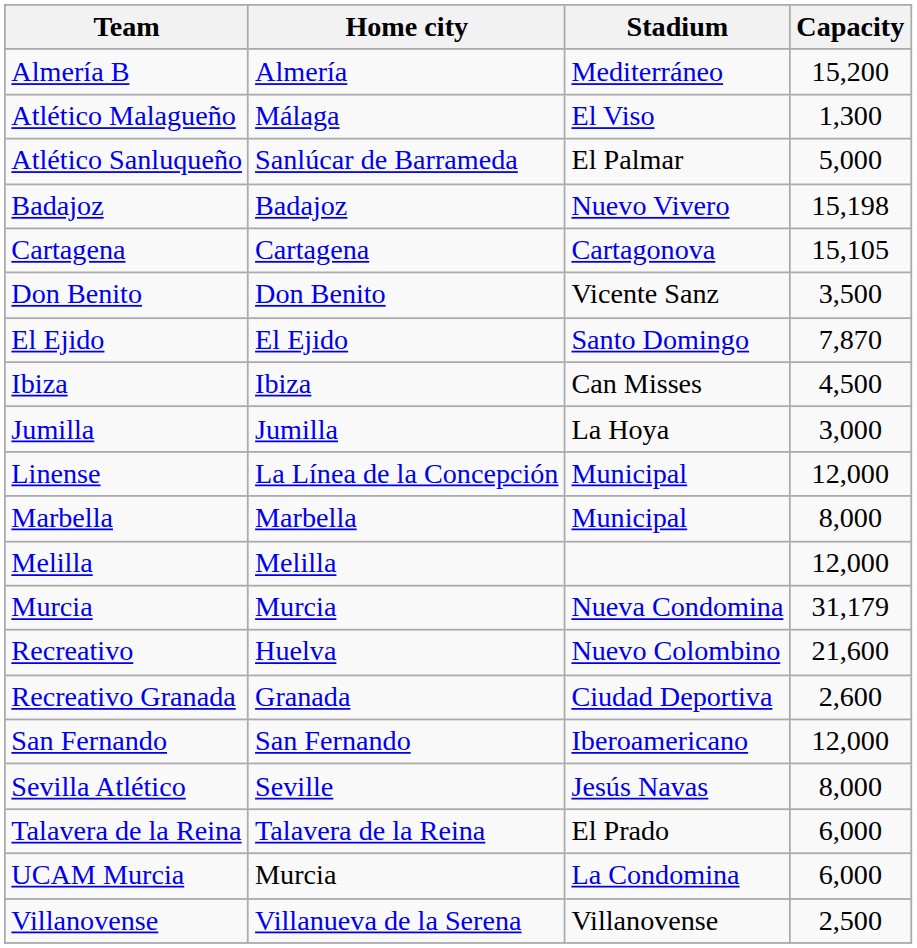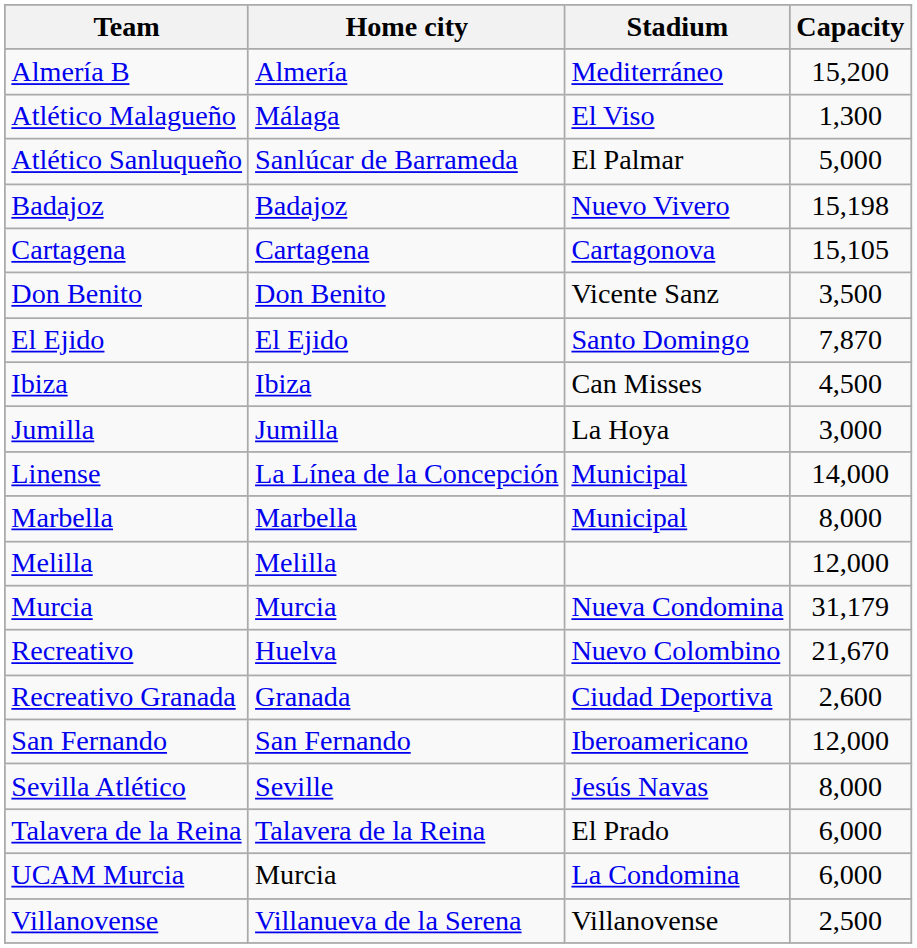(850, 473) 12,000 -> (850, 473) 14,000
(850, 652) 21,600 -> (850, 652) 21,670
